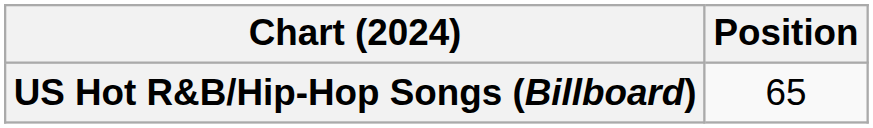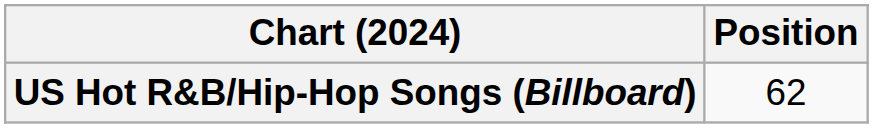(786, 92) 65 -> (786, 92) 62
